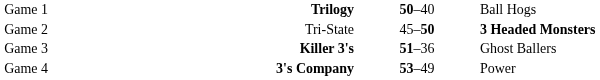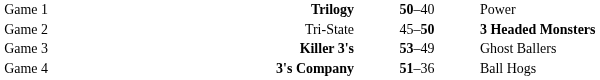(508, 10) Ball Hogs -> (498, 10) Power
(417, 48) 51–36 -> (417, 48) 53–49
(417, 68) 53–49 -> (417, 68) 51–36
(498, 68) Power -> (508, 68) Ball Hogs
